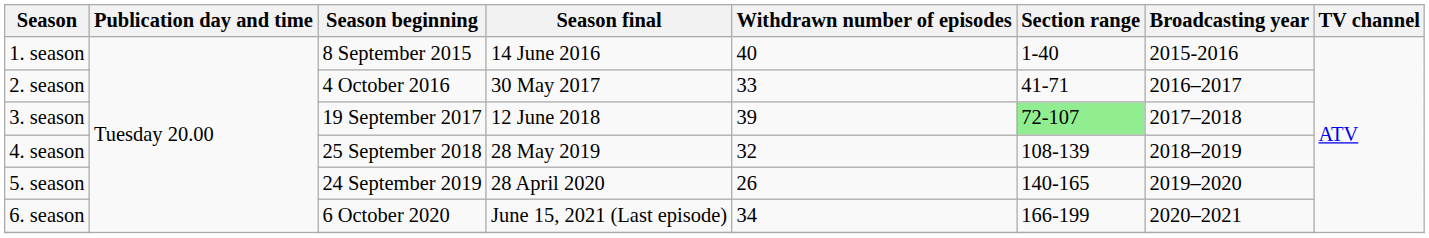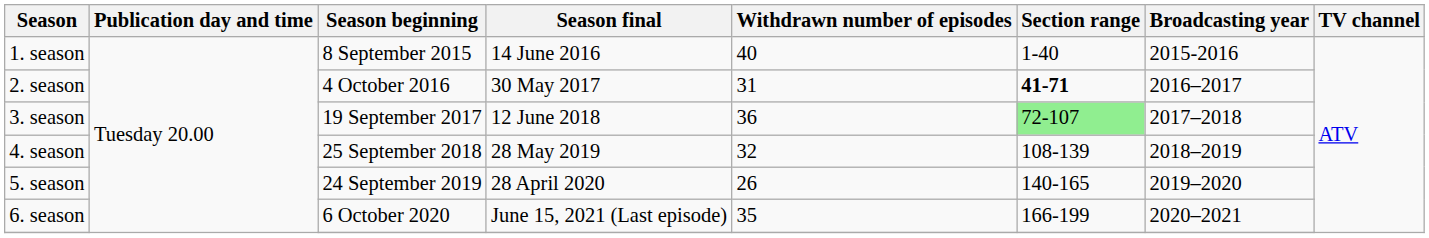(747, 85) 33 -> (747, 85) 31
(1045, 85) normal -> (1045, 85) bold
(747, 118) 39 -> (747, 118) 36
(747, 215) 34 -> (747, 215) 35
